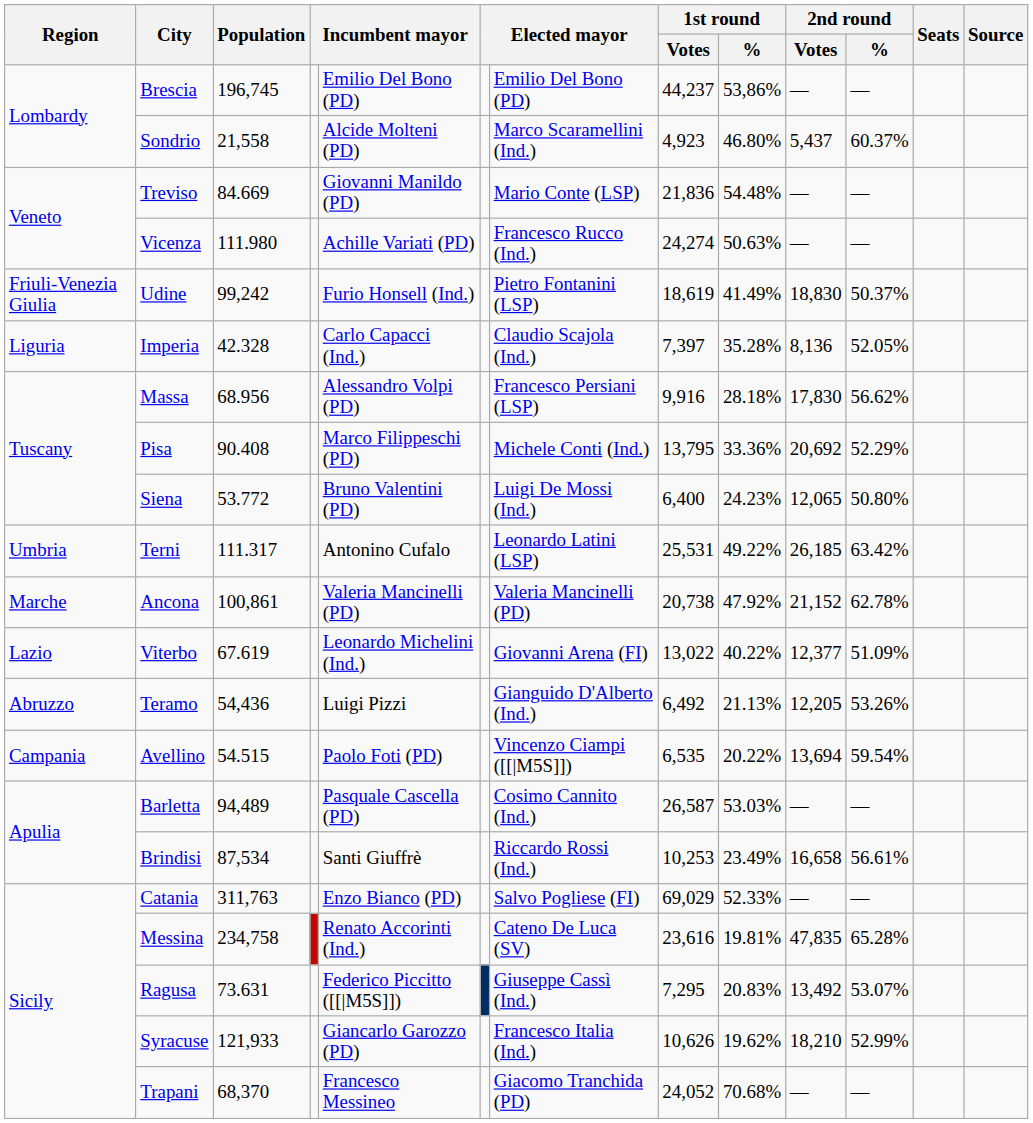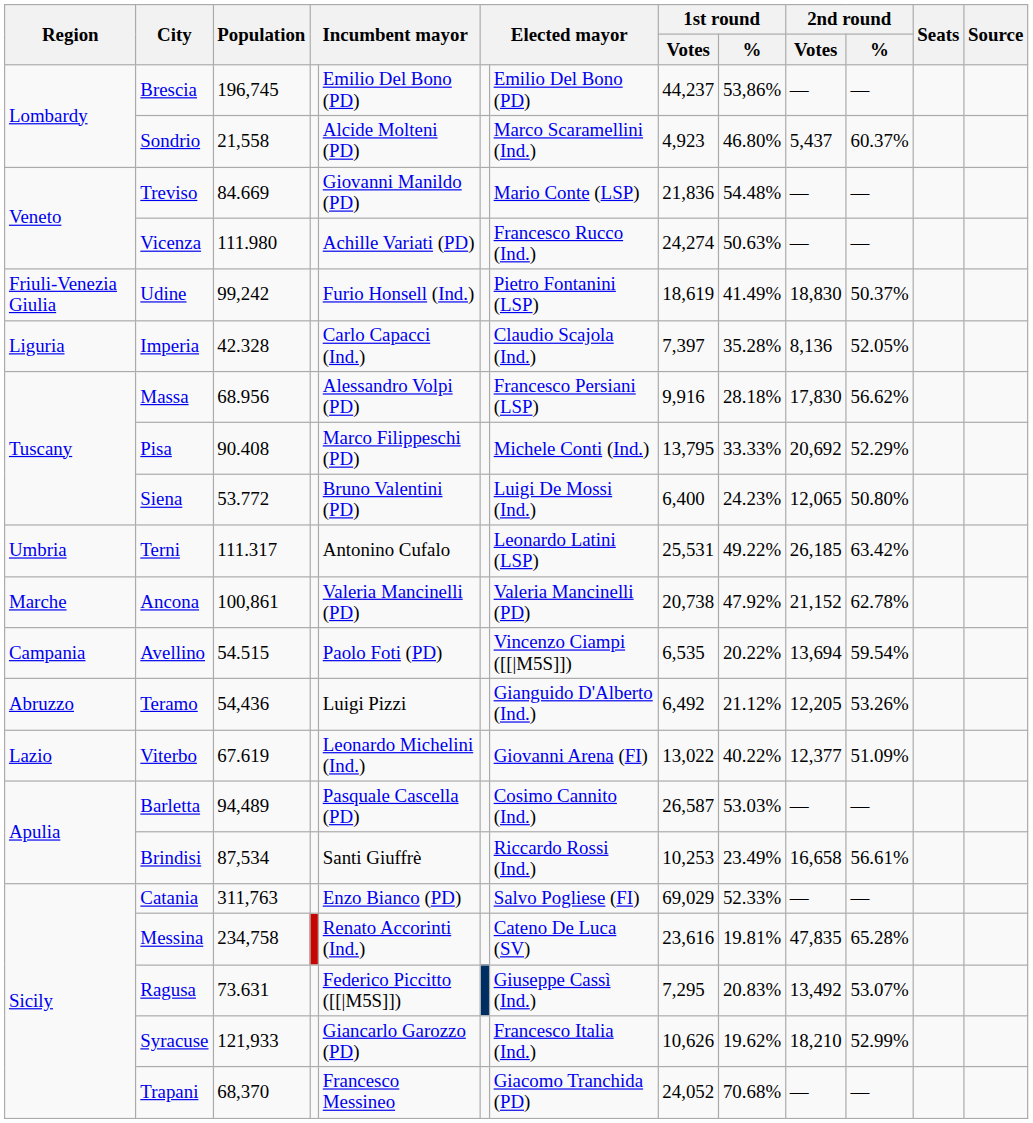(752, 448) 33.36% -> (752, 448) 33.33%
rows swapped: (169, 652) <-> (173, 755)
(752, 704) 21.13% -> (752, 704) 21.12%
